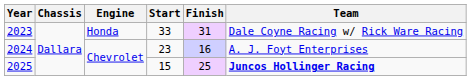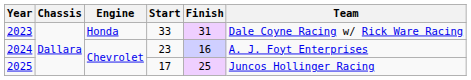(165, 66) 15 -> (165, 66) 17
(302, 66) bold -> (302, 66) normal
